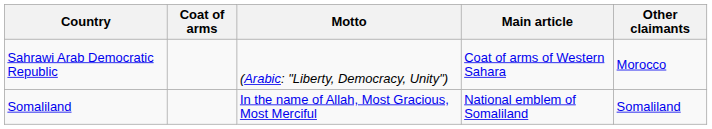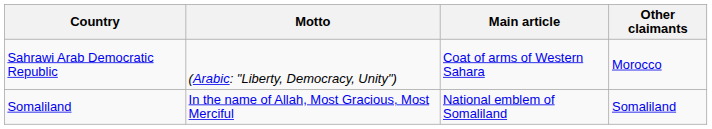- column: (202, 22)
